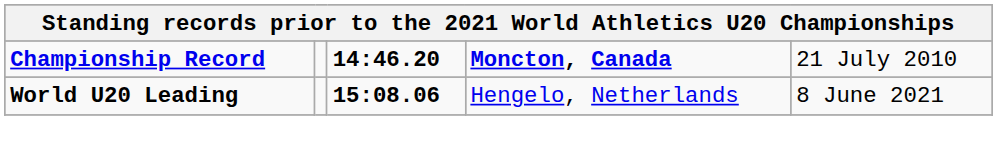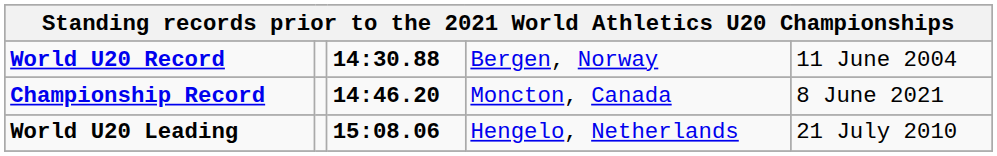+ row: (118, 60)
(571, 60) bold -> (571, 96) normal
(877, 60) 21 July 2010 -> (870, 96) 8 June 2021
(870, 96) 8 June 2021 -> (877, 132) 21 July 2010
